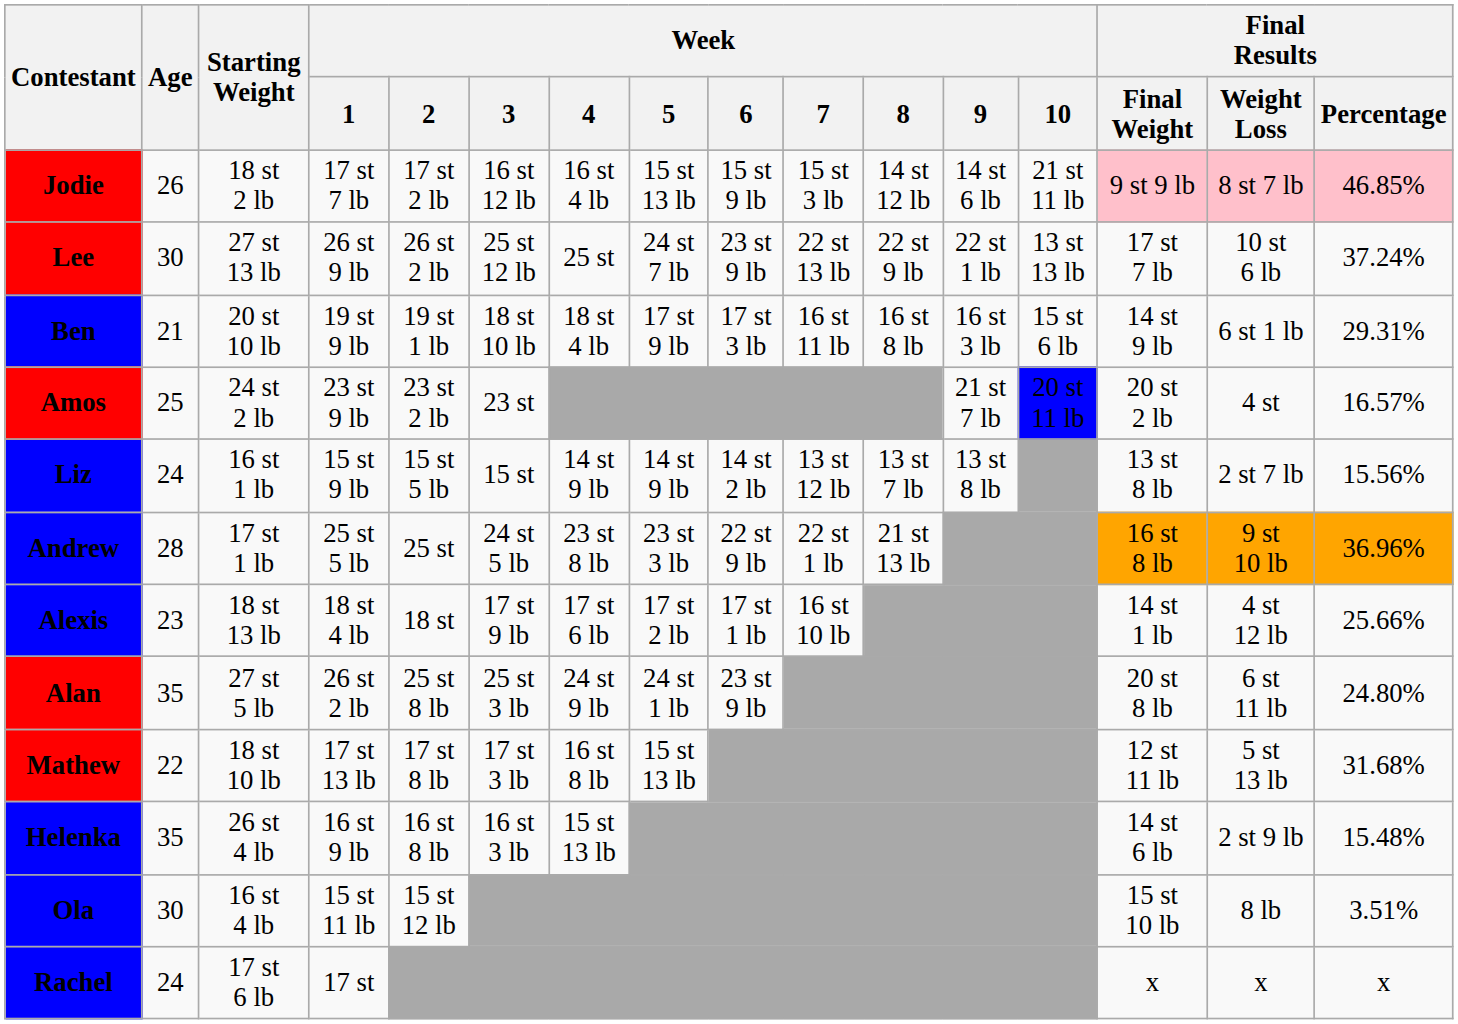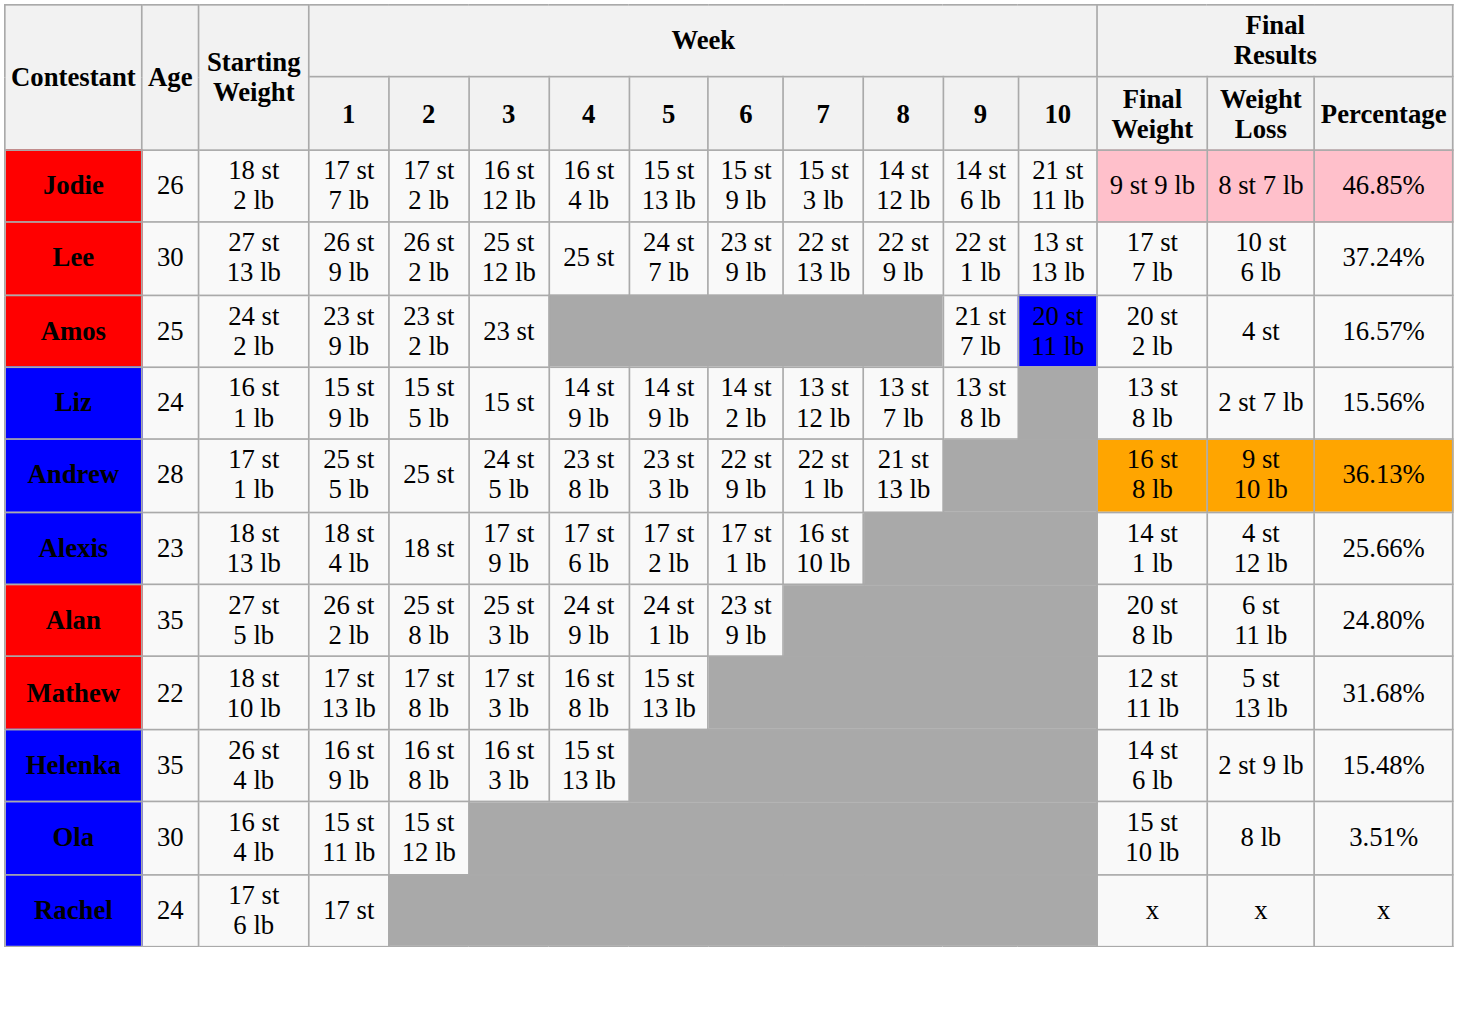- row: (73, 330)
(1384, 547) 36.96% -> (1384, 475) 36.13%
